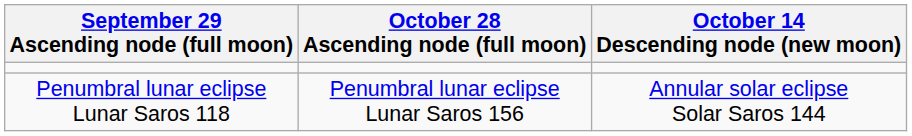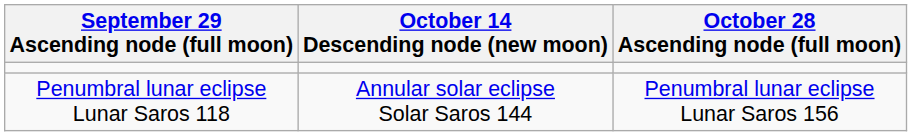columns swapped: (749, 33) <-> (445, 33)
